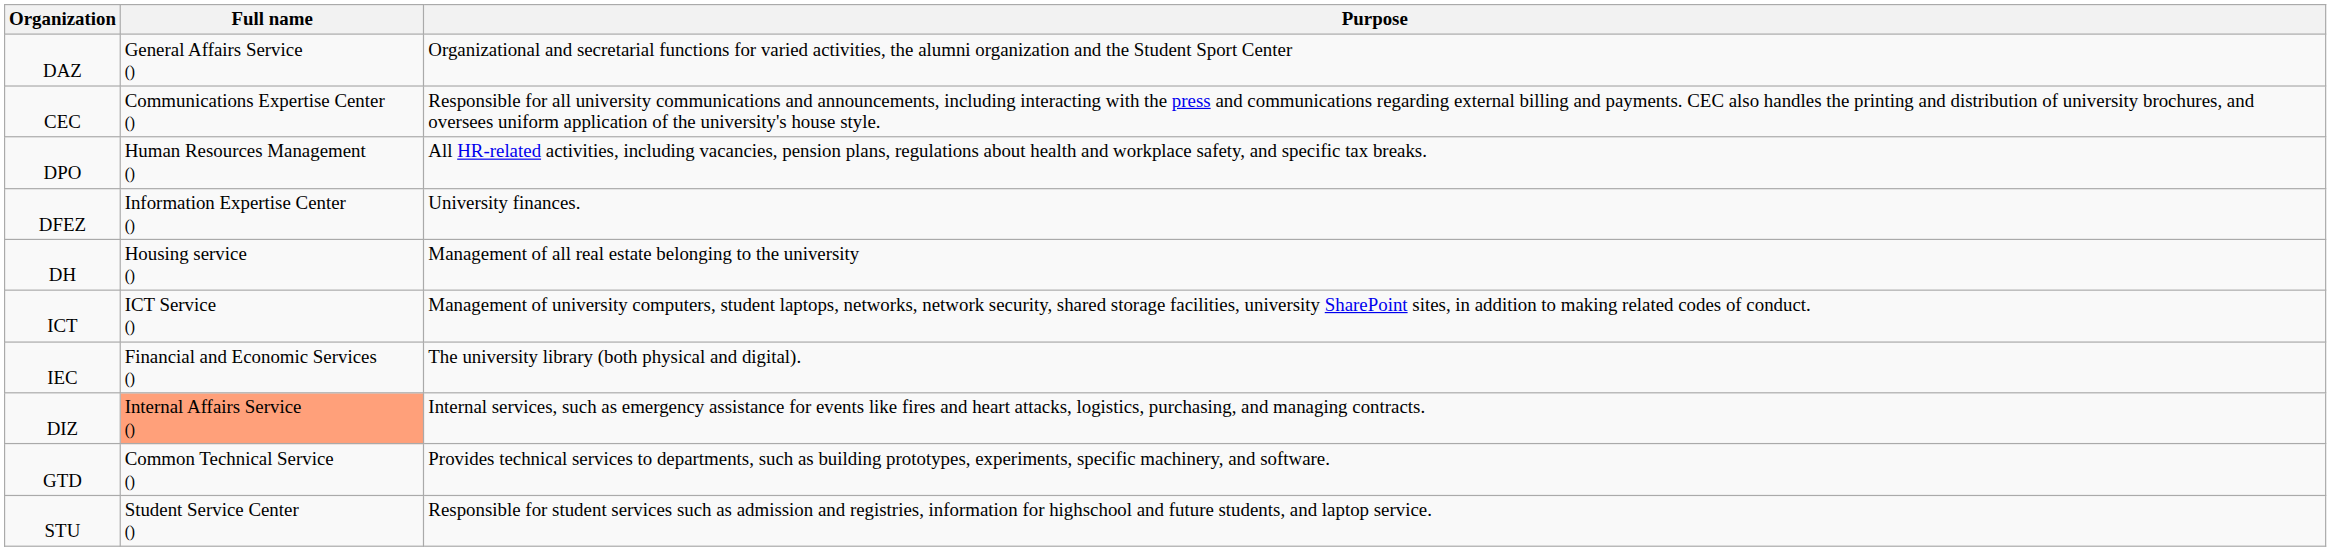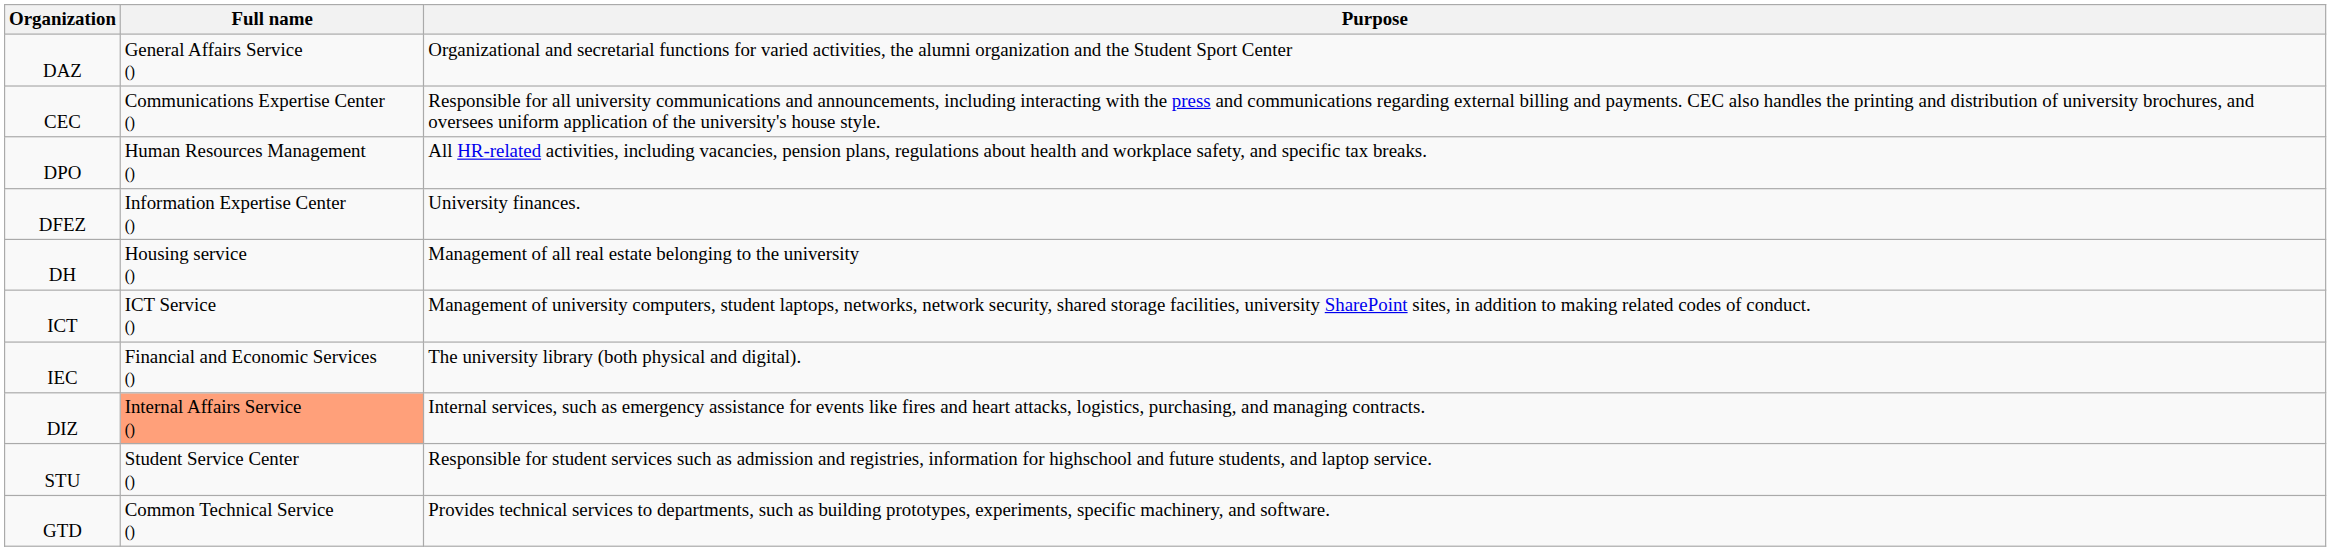rows swapped: (62, 531) <-> (62, 480)
